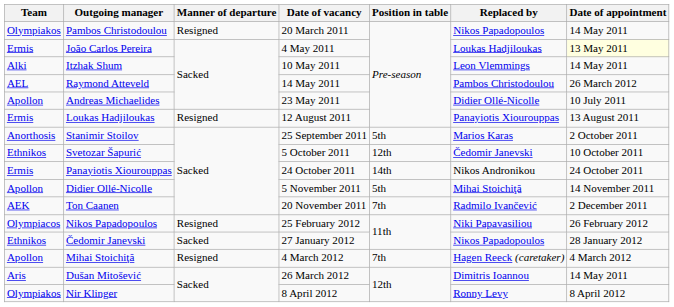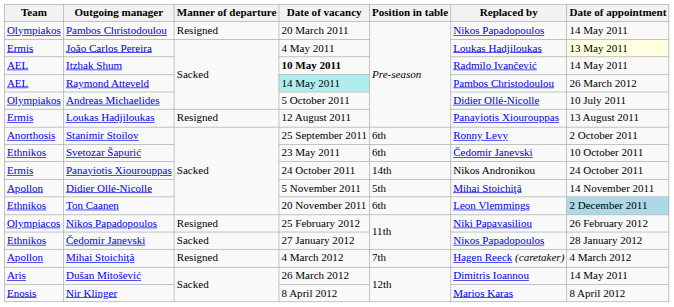(17, 65) Alki -> (18, 65) AEL
(311, 65) normal -> (311, 65) bold
(492, 65) Leon Vlemmings -> (495, 65) Radmilo Ivančević
(311, 83) no background -> (311, 83) paleturquoise background
(25, 100) Apollon -> (34, 100) Olympiakos
(311, 100) 23 May 2011 -> (316, 100) 5 October 2011
(379, 135) 5th -> (379, 135) 6th
(483, 135) Marios Karas -> (481, 135) Ronny Levy
(316, 153) 5 October 2011 -> (311, 153) 23 May 2011
(382, 153) 12th -> (379, 153) 6th
(18, 205) AEK -> (27, 205) Ethnikos
(379, 205) 7th -> (379, 205) 6th
(495, 205) Radmilo Ivančević -> (492, 205) Leon Vlemmings
(608, 205) no background -> (608, 205) lightblue background
(34, 293) Olympiakos -> (22, 293) Enosis
(481, 293) Ronny Levy -> (483, 293) Marios Karas
